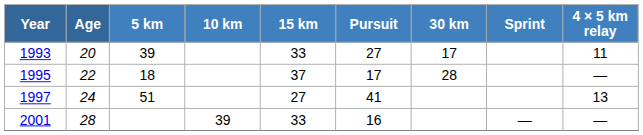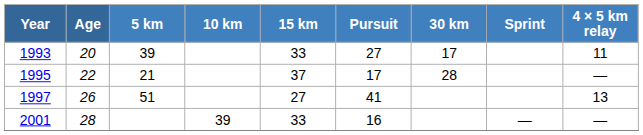(147, 76) 18 -> (147, 76) 21
(88, 98) 24 -> (88, 98) 26
